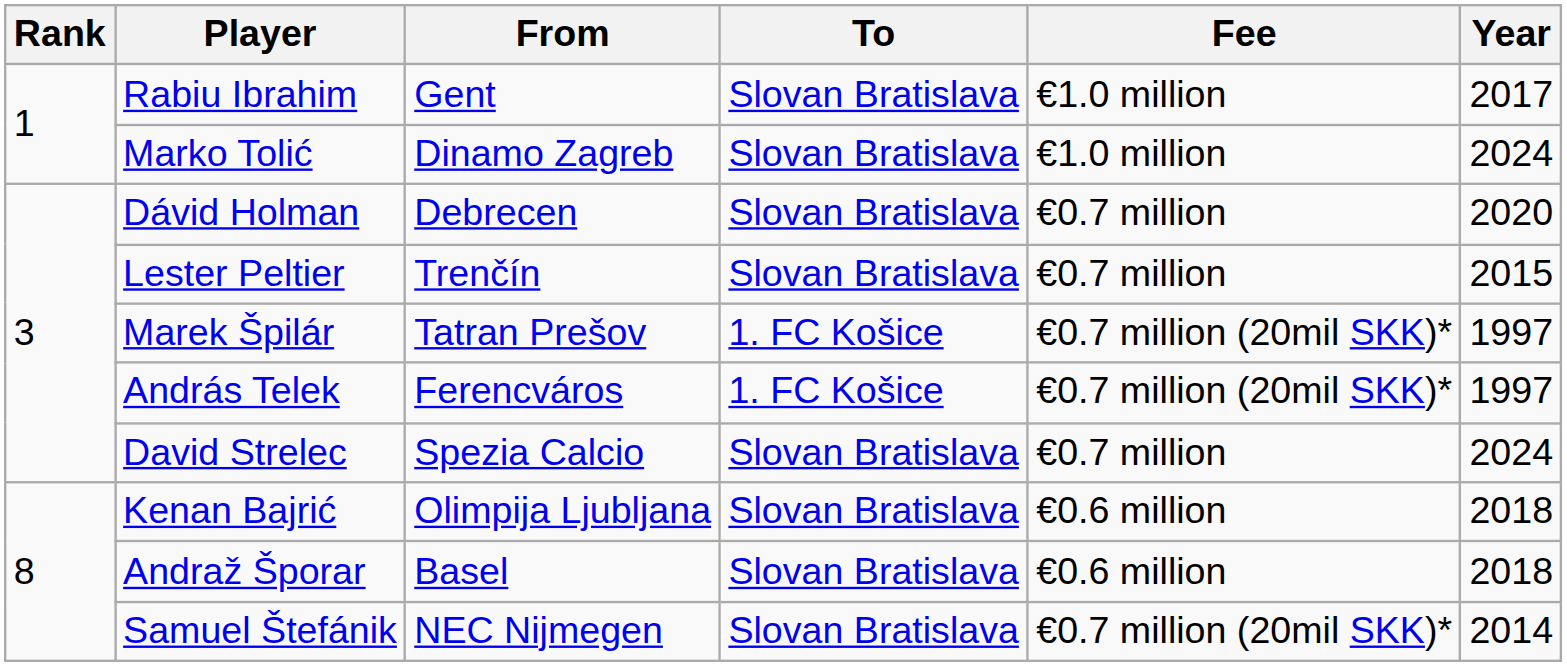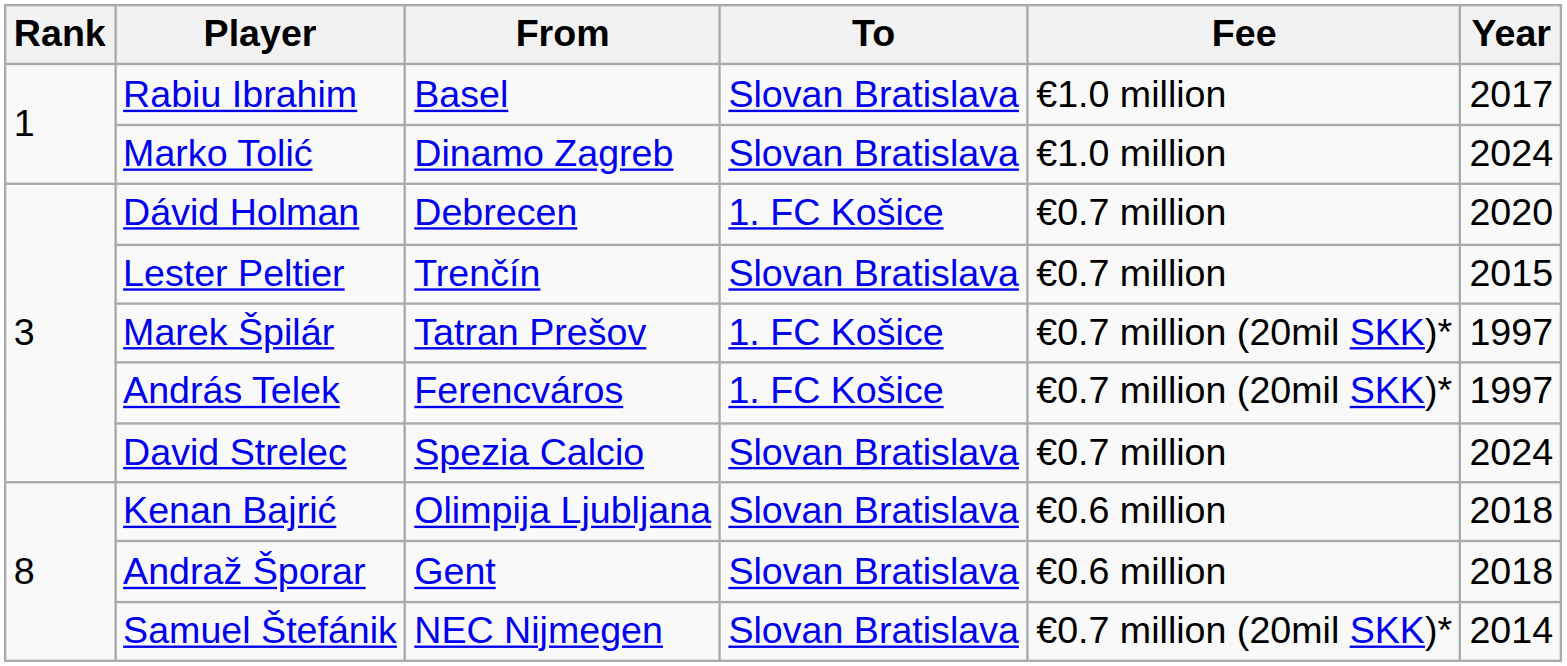(455, 93) Gent -> (461, 93) Basel
(874, 213) Slovan Bratislava -> (836, 213) 1. FC Košice
(461, 570) Basel -> (455, 570) Gent
